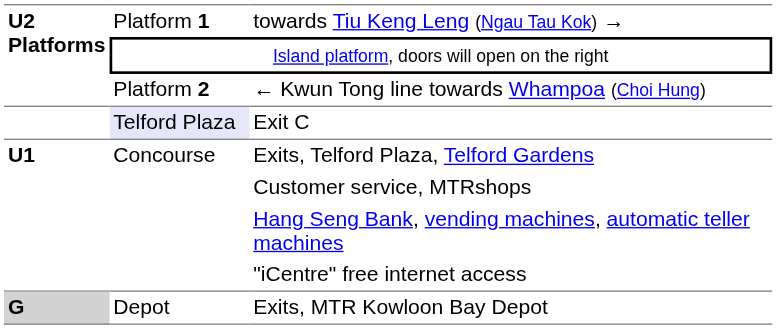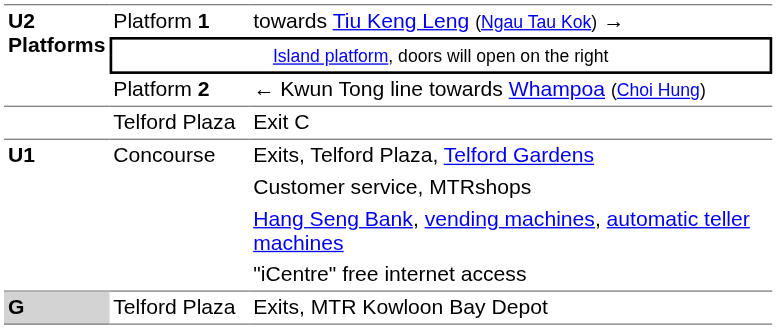(174, 122) lavender background -> (174, 122) no background
(141, 307) Depot -> (174, 307) Telford Plaza
